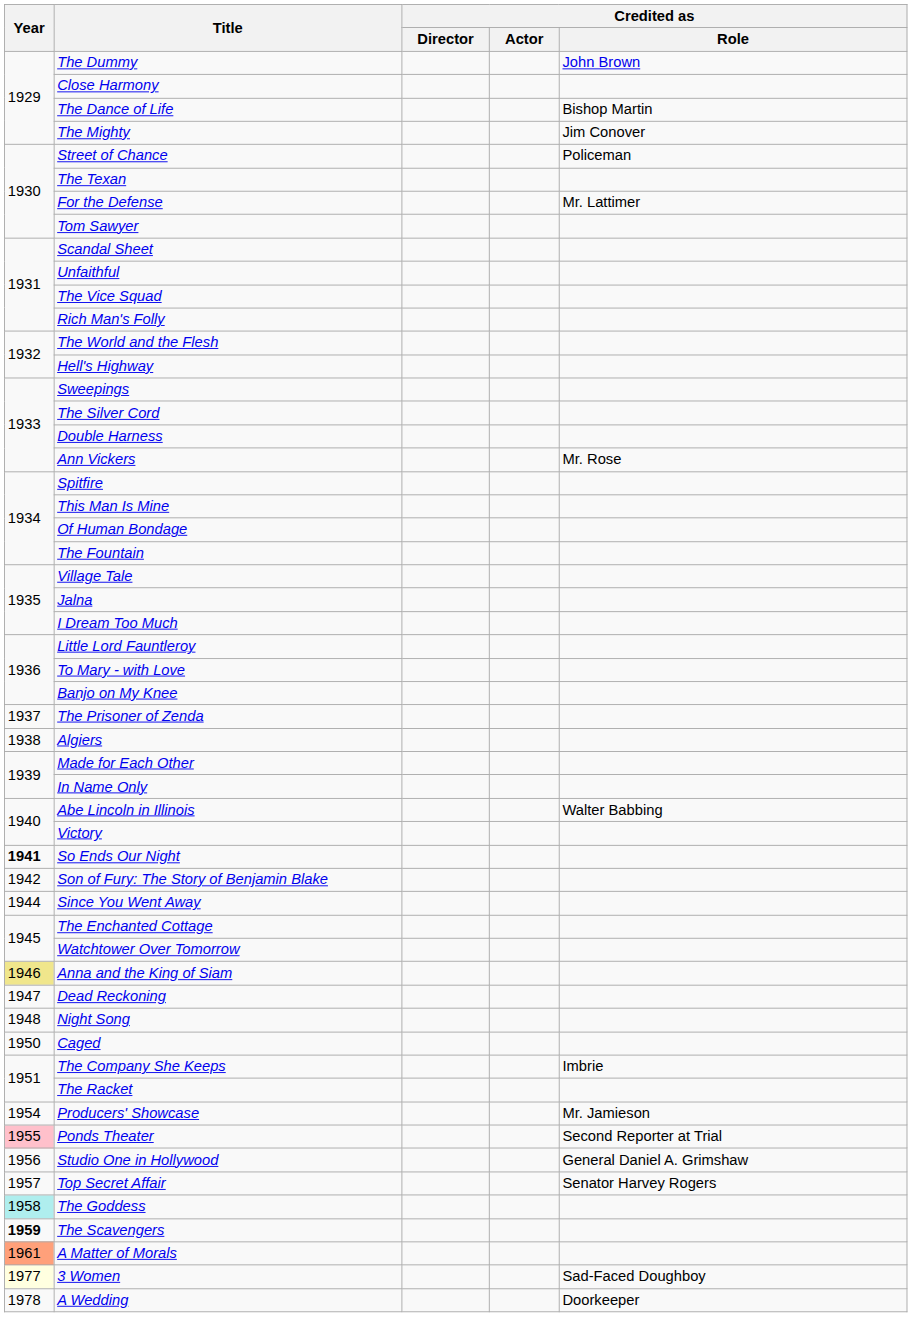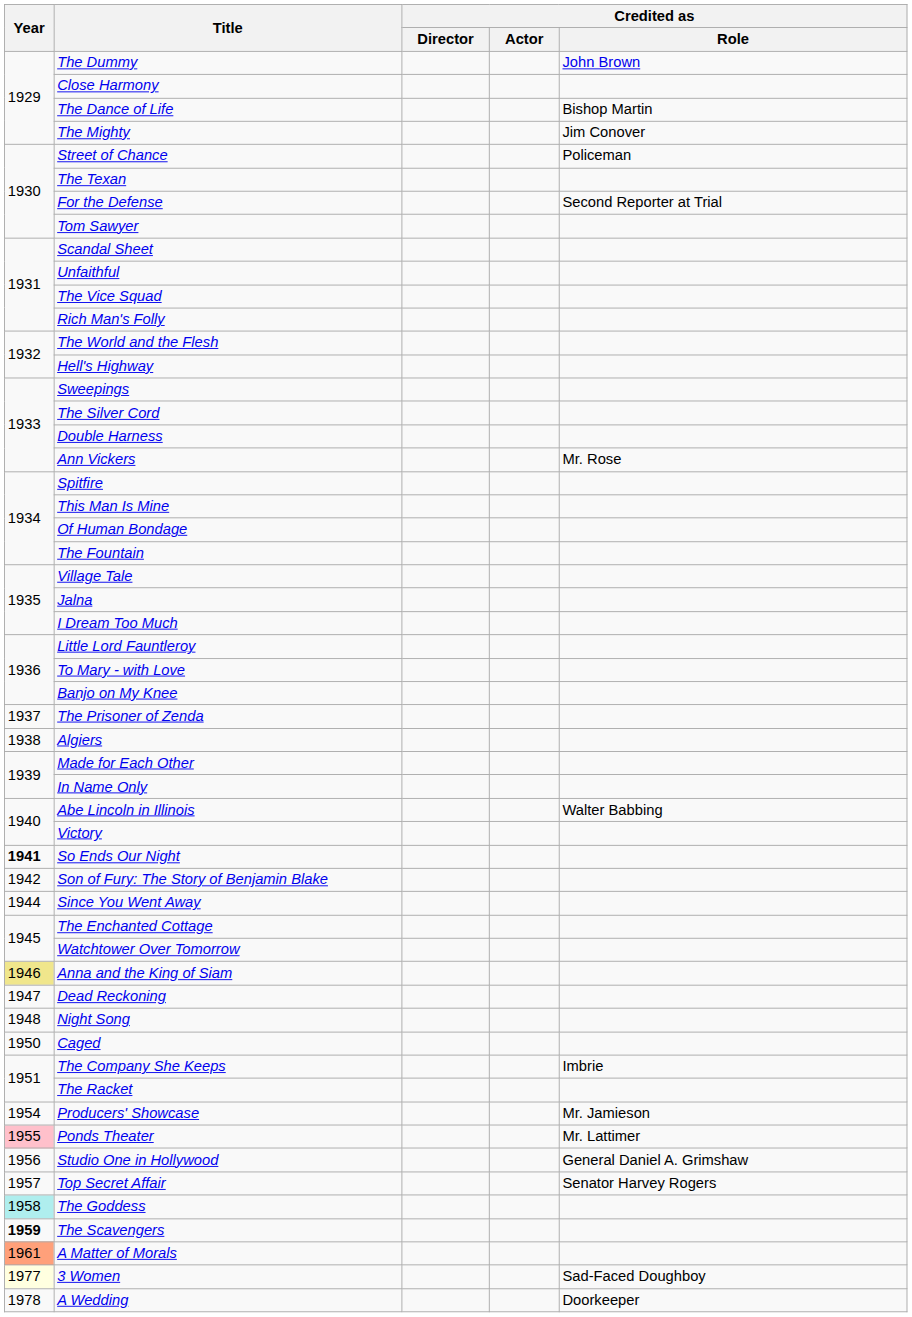(601, 202) Mr. Lattimer -> (642, 202) Second Reporter at Trial
(642, 1136) Second Reporter at Trial -> (601, 1136) Mr. Lattimer
